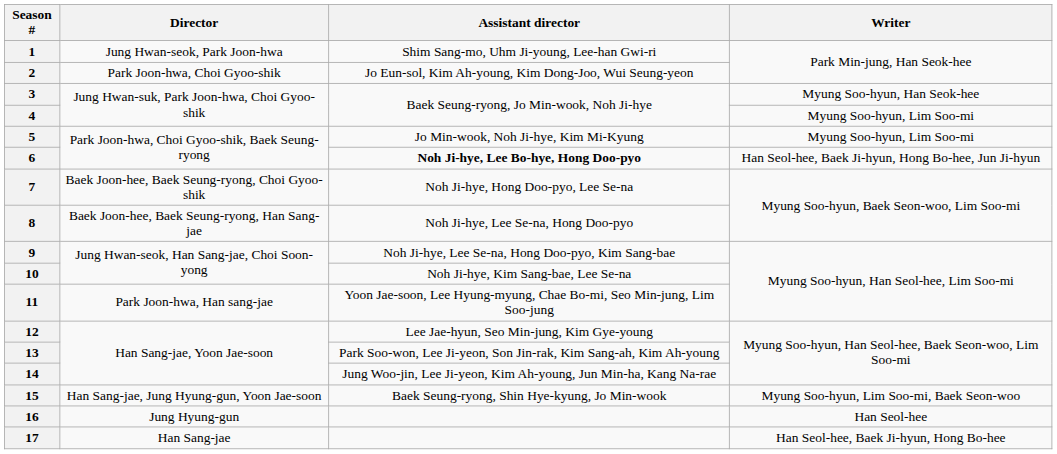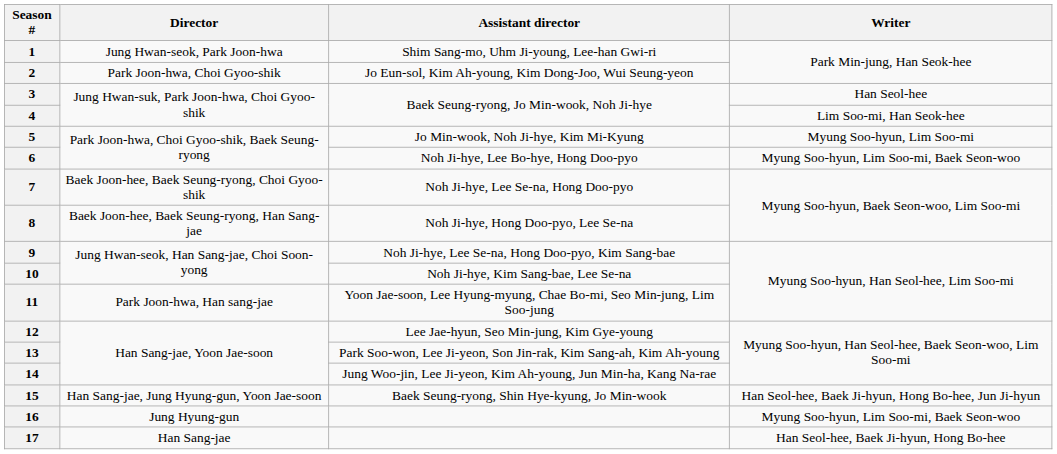(891, 94) Myung Soo-hyun, Han Seok-hee -> (891, 94) Han Seol-hee
(891, 115) Myung Soo-hyun, Lim Soo-mi -> (891, 115) Lim Soo-mi, Han Seok-hee
(529, 158) bold -> (529, 158) normal
(891, 158) Han Seol-hee, Baek Ji-hyun, Hong Bo-hee, Jun Ji-hyun -> (891, 158) Myung Soo-hyun, Lim Soo-mi, Baek Seon-woo
(529, 187) Noh Ji-hye, Hong Doo-pyo, Lee Se-na -> (529, 187) Noh Ji-hye, Lee Se-na, Hong Doo-pyo
(529, 223) Noh Ji-hye, Lee Se-na, Hong Doo-pyo -> (529, 223) Noh Ji-hye, Hong Doo-pyo, Lee Se-na
(891, 395) Myung Soo-hyun, Lim Soo-mi, Baek Seon-woo -> (891, 395) Han Seol-hee, Baek Ji-hyun, Hong Bo-hee, Jun Ji-hyun
(891, 416) Han Seol-hee -> (891, 416) Myung Soo-hyun, Lim Soo-mi, Baek Seon-woo
